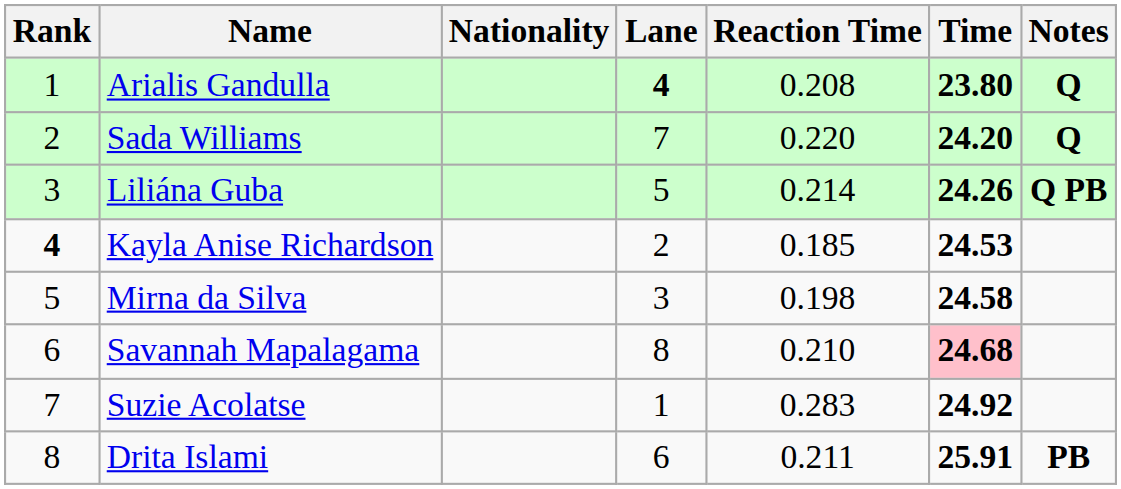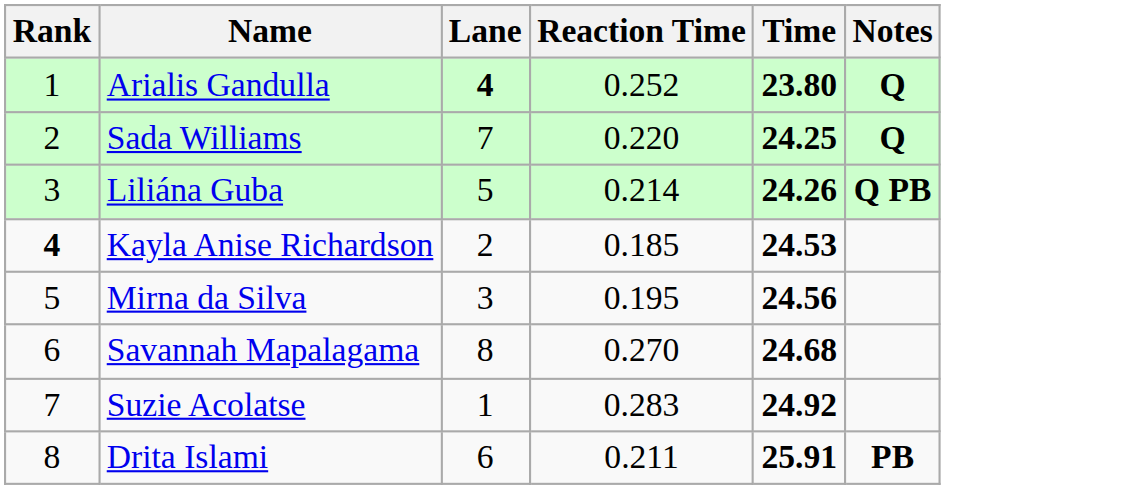- column: (529, 31)
(818, 84) 0.208 -> (642, 84) 0.252
(975, 137) 24.20 -> (799, 137) 24.25
(818, 297) 0.198 -> (642, 297) 0.195
(975, 297) 24.58 -> (799, 297) 24.56
(818, 350) 0.210 -> (642, 350) 0.270
(975, 350) pink background -> (799, 350) no background
